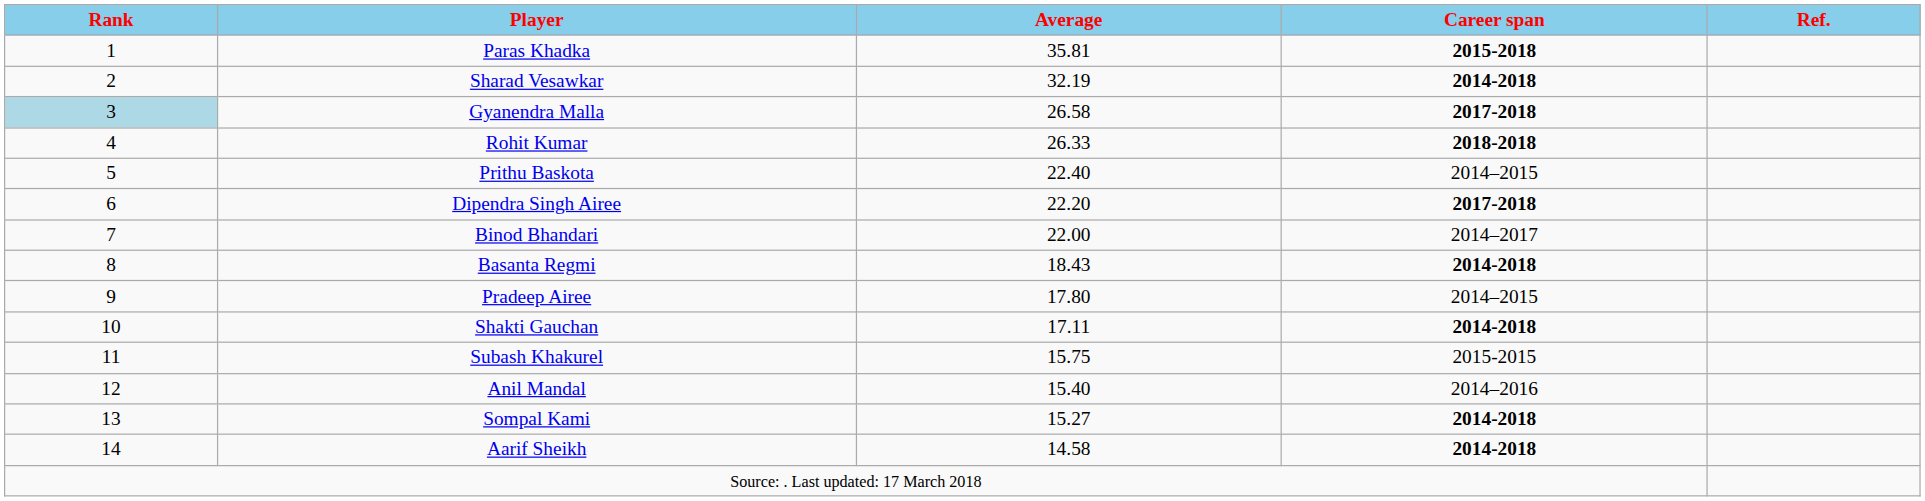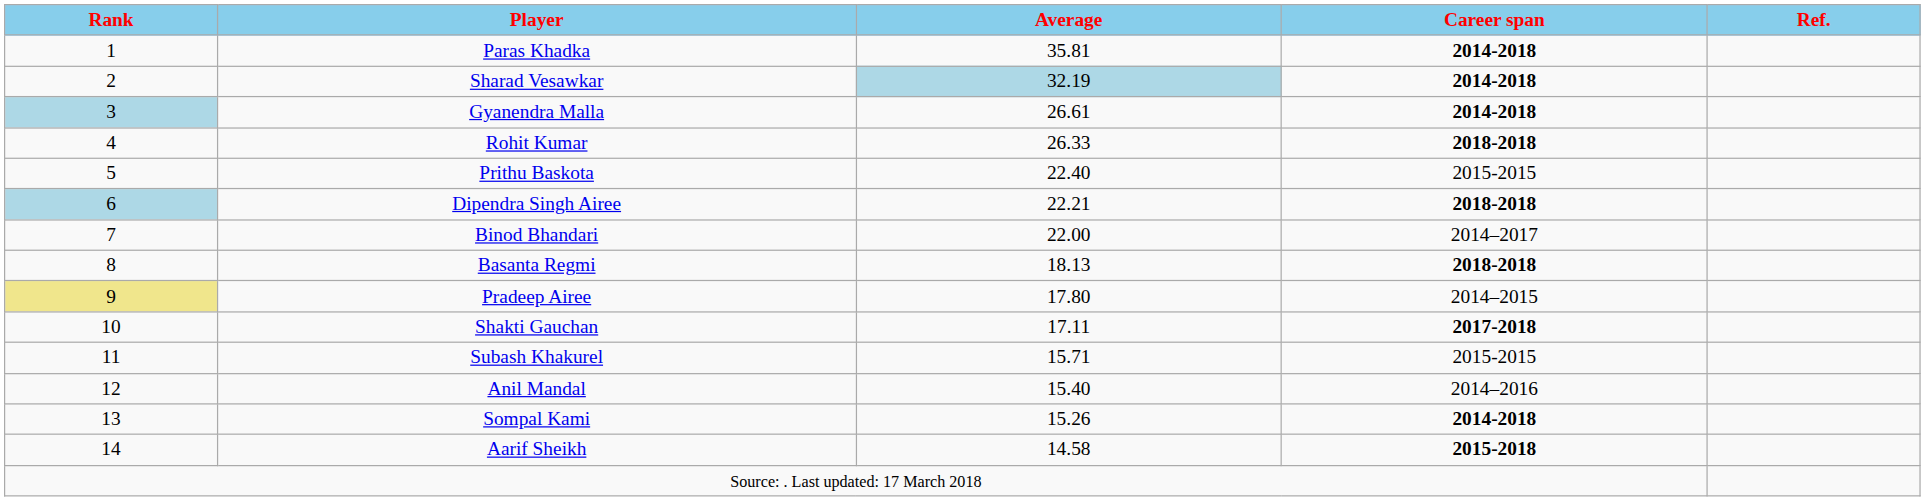(1494, 50) 2015-2018 -> (1494, 50) 2014-2018
(1069, 81) no background -> (1069, 81) lightblue background
(1069, 111) 26.58 -> (1069, 111) 26.61
(1494, 111) 2017-2018 -> (1494, 111) 2014-2018
(1494, 173) 2014–2015 -> (1494, 173) 2015-2015
(111, 204) no background -> (111, 204) lightblue background
(1069, 204) 22.20 -> (1069, 204) 22.21
(1494, 204) 2017-2018 -> (1494, 204) 2018-2018
(1069, 265) 18.43 -> (1069, 265) 18.13
(1494, 265) 2014-2018 -> (1494, 265) 2018-2018
(111, 296) no background -> (111, 296) khaki background
(1494, 326) 2014-2018 -> (1494, 326) 2017-2018
(1069, 357) 15.75 -> (1069, 357) 15.71
(1069, 419) 15.27 -> (1069, 419) 15.26
(1494, 449) 2014-2018 -> (1494, 449) 2015-2018
